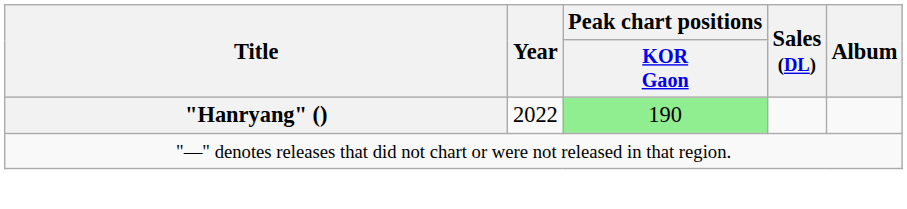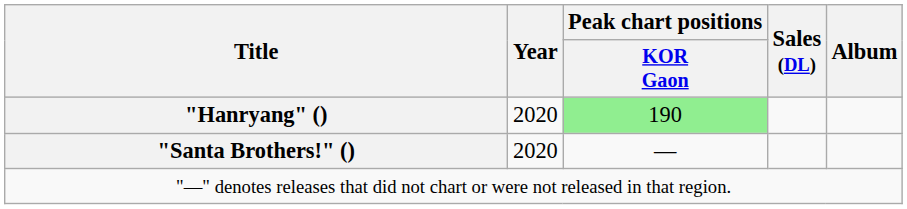(535, 114) 2022 -> (535, 114) 2020
+ row: (256, 150)
